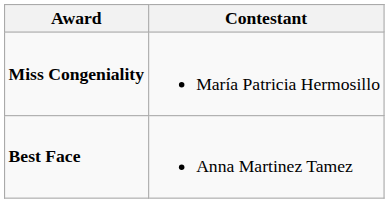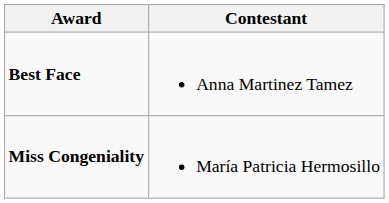rows swapped: (76, 73) <-> (45, 156)
